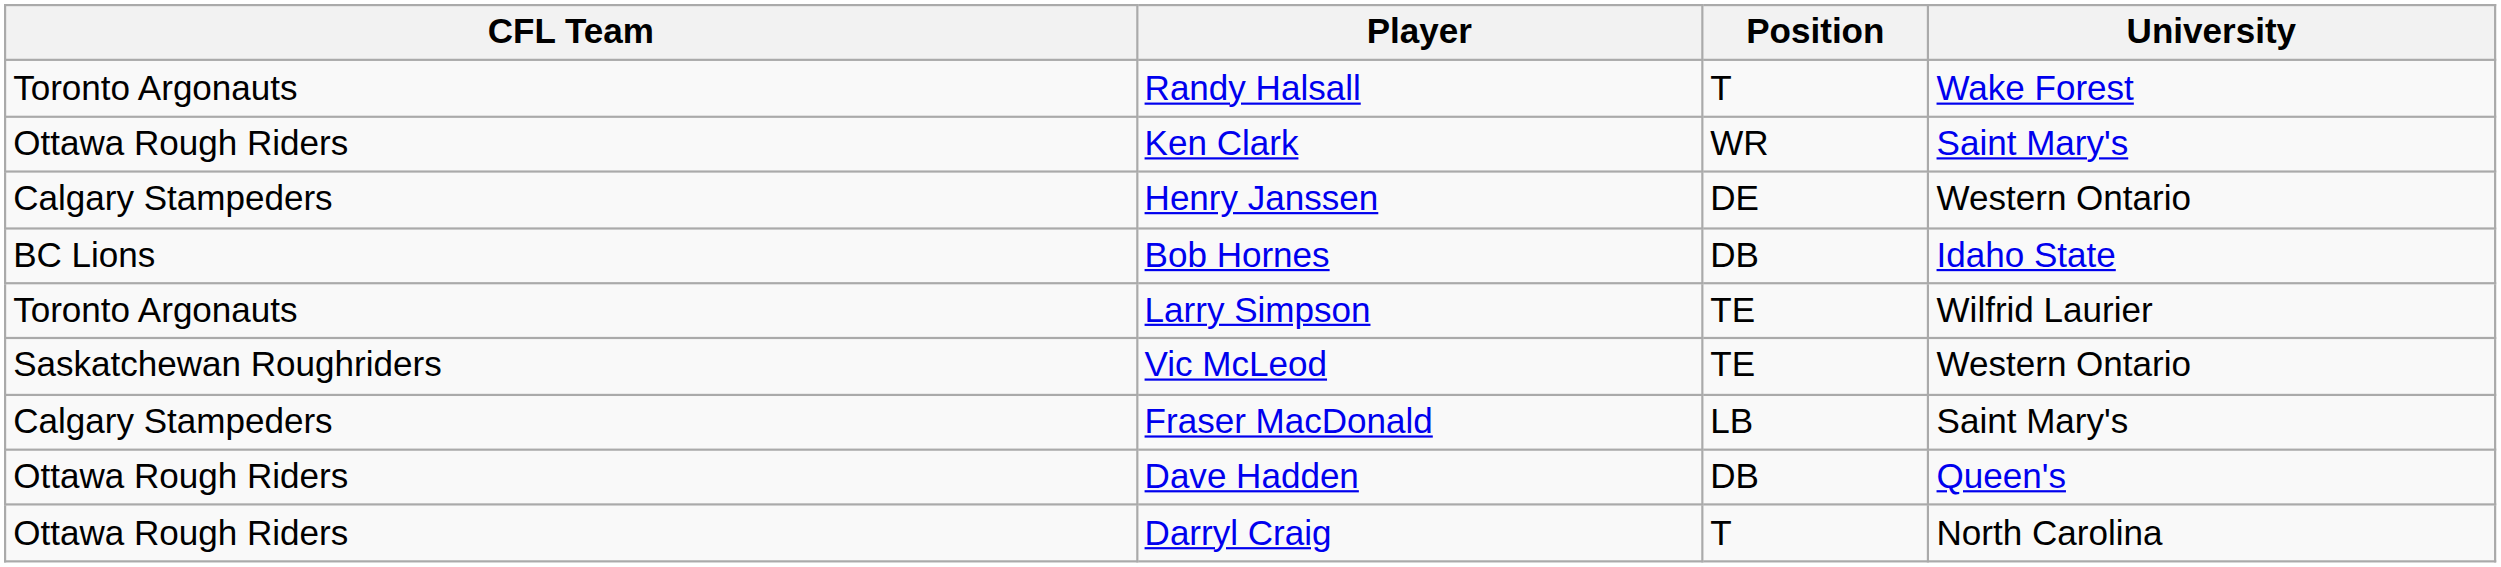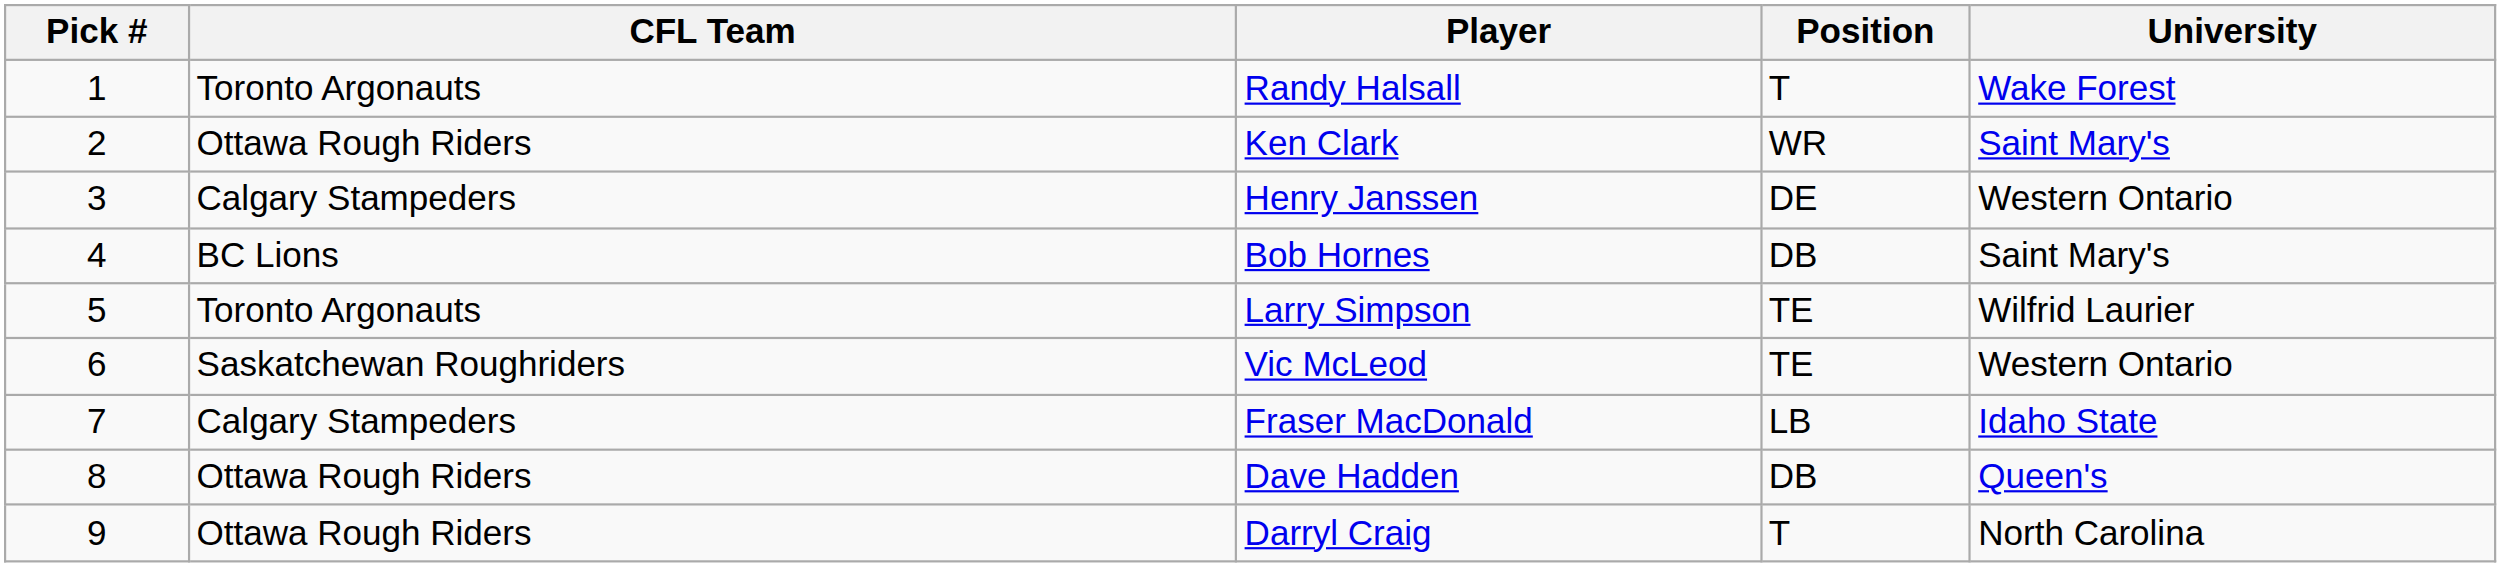+ column: (97, 32)
(2026, 254) Idaho State -> (2074, 254) Saint Mary's
(2032, 421) Saint Mary's -> (2068, 421) Idaho State
